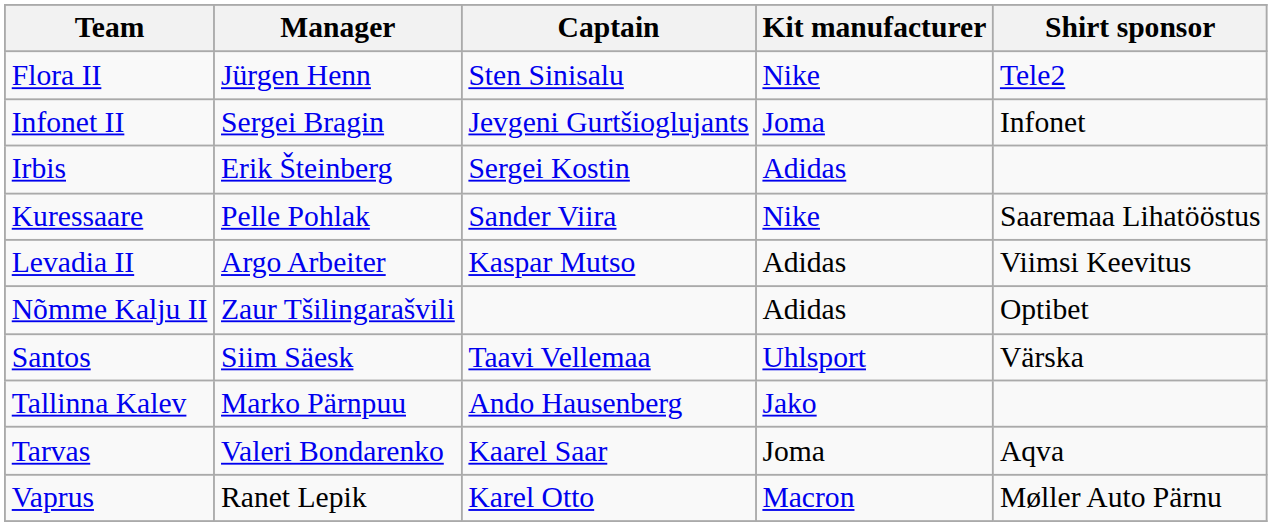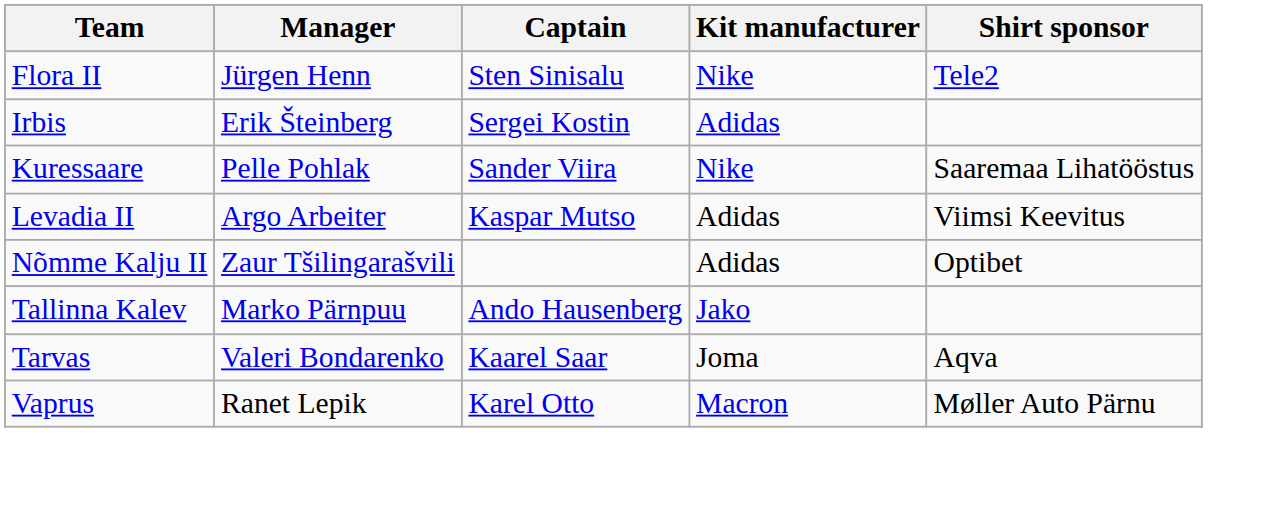- row: (68, 121)
- row: (51, 356)
